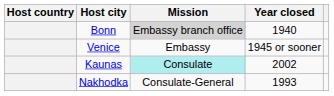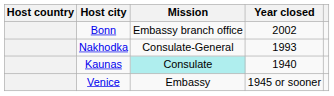(188, 30) lightgrey background -> (188, 30) no background
(284, 30) 1940 -> (284, 30) 2002
rows swapped: (103, 47) <-> (103, 82)
(284, 64) 2002 -> (284, 64) 1940
